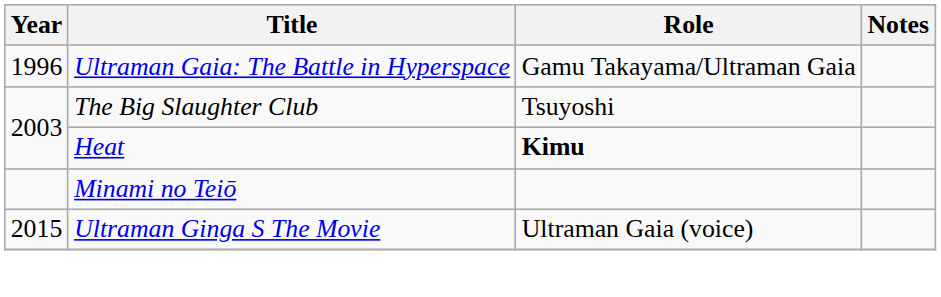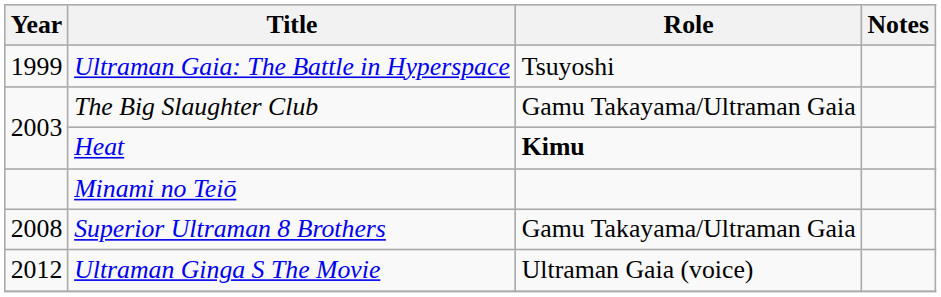(37, 65) 1996 -> (37, 65) 1999
(689, 65) Gamu Takayama/Ultraman Gaia -> (568, 65) Tsuyoshi
(568, 106) Tsuyoshi -> (689, 106) Gamu Takayama/Ultraman Gaia
+ row: (230, 229)
(37, 229) 2015 -> (37, 270) 2012
